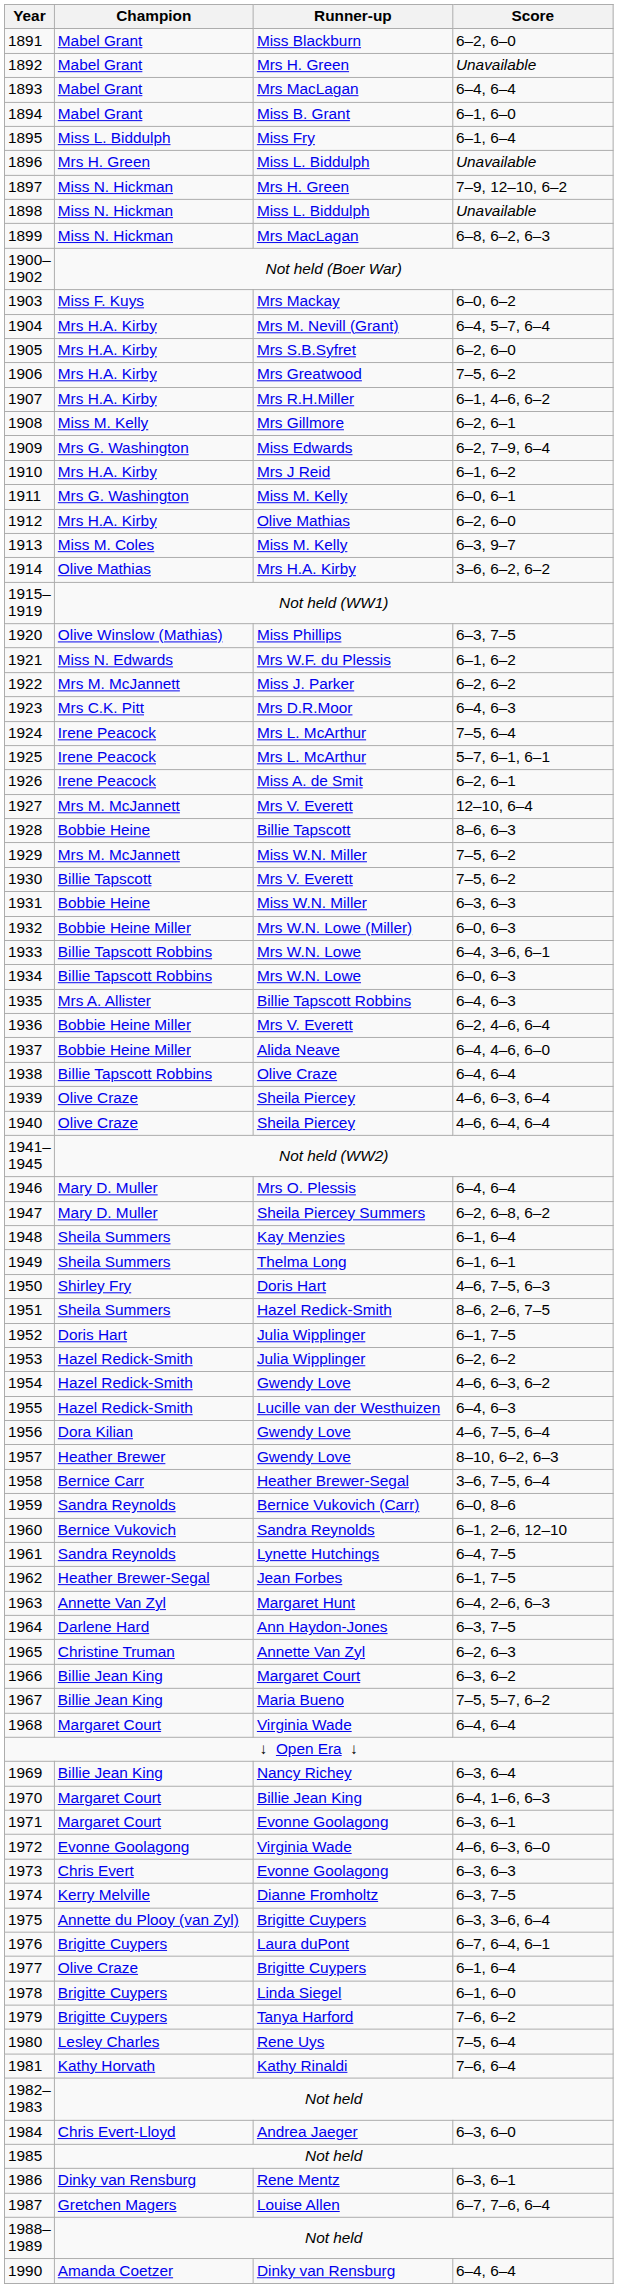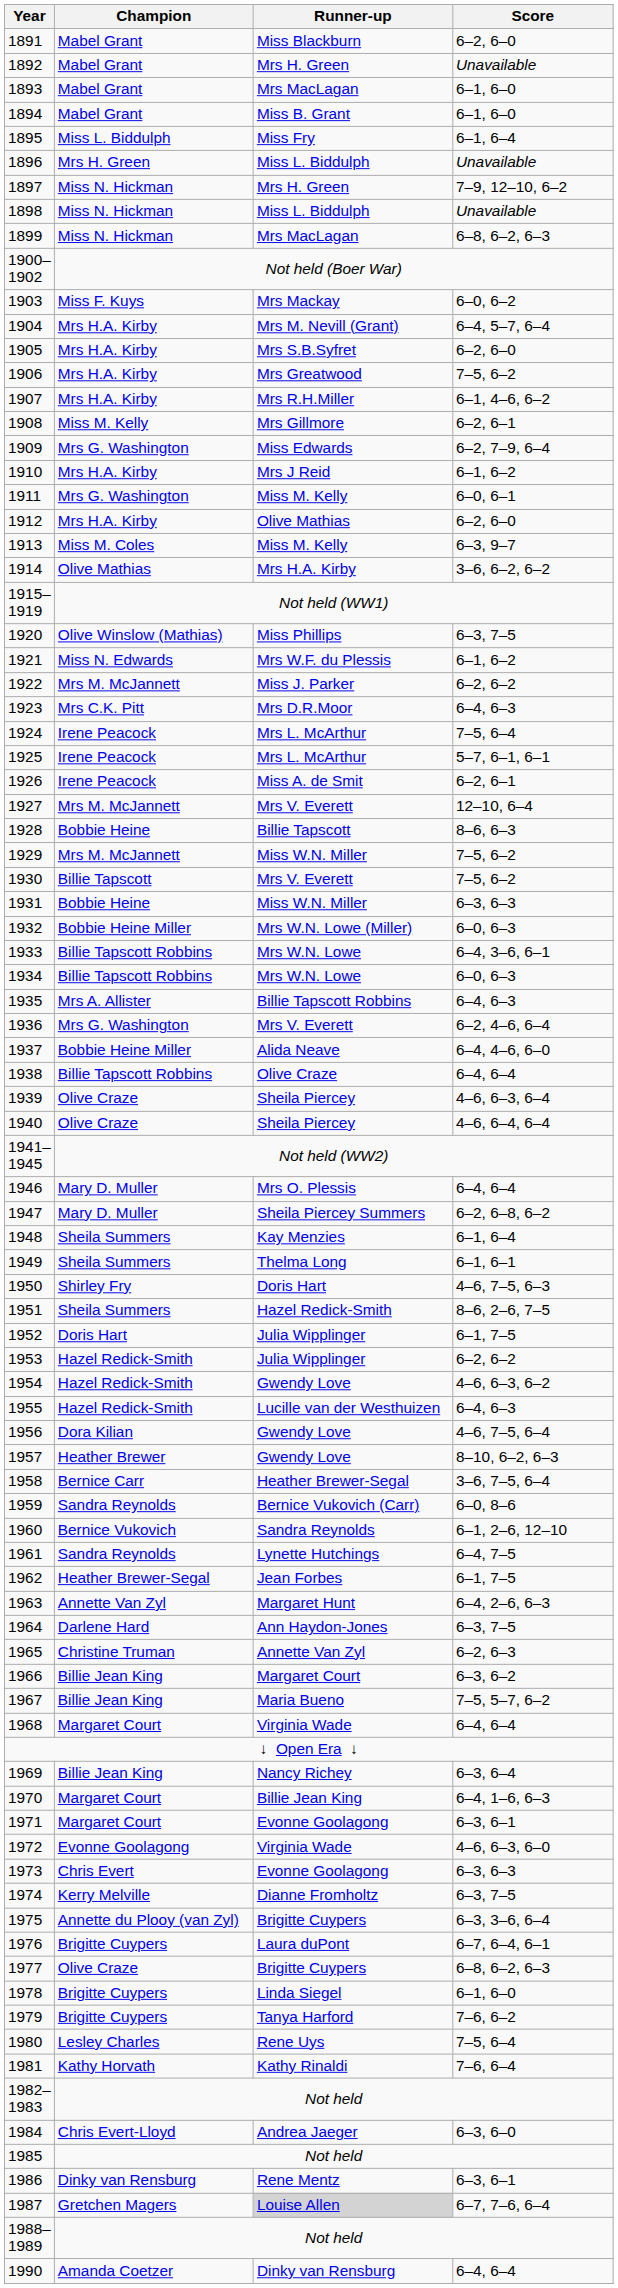(486, 89) 6–4, 6–4 -> (486, 89) 6–1, 6–0
(124, 1025) Bobbie Heine Miller -> (123, 1025) Mrs G. Washington
(486, 1968) 6–1, 6–4 -> (503, 1968) 6–8, 6–2, 6–3
(298, 2205) no background -> (298, 2205) lightgrey background
